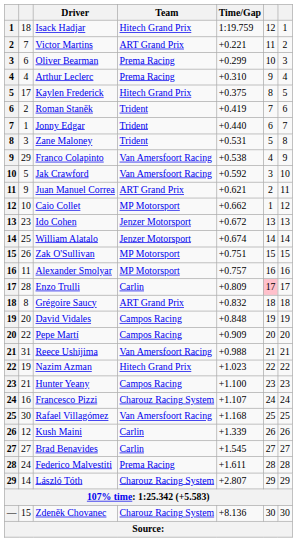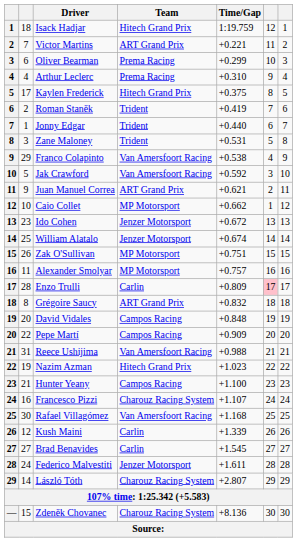(147, 464) Prema Racing -> (155, 464) Jenzer Motorsport
